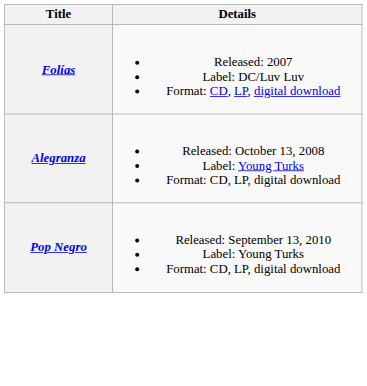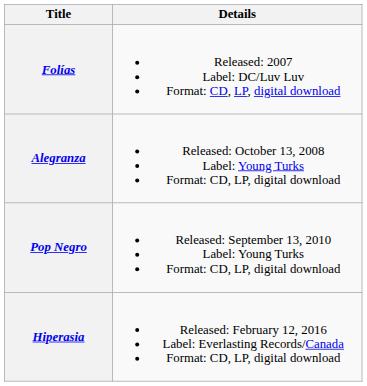+ row: (59, 336)
